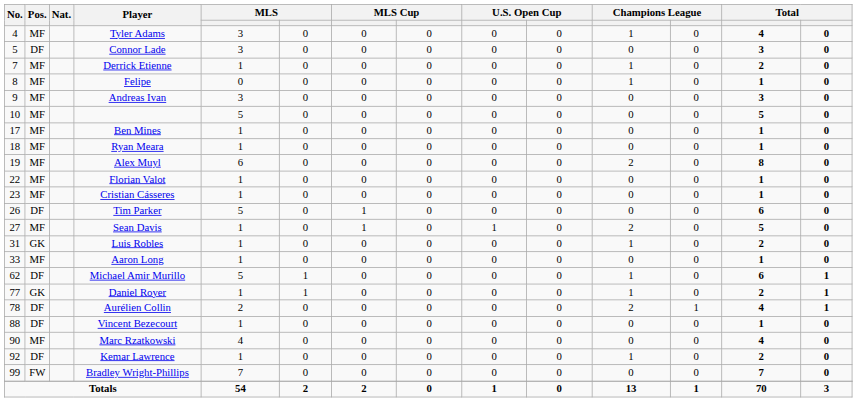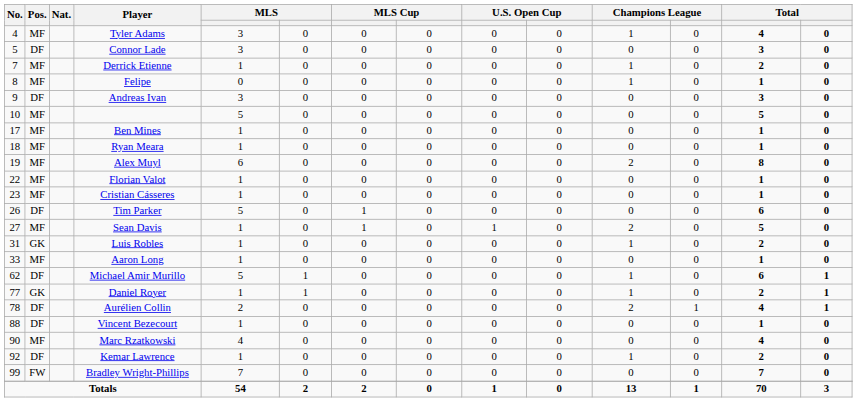(37, 97) MF -> (37, 97) DF
